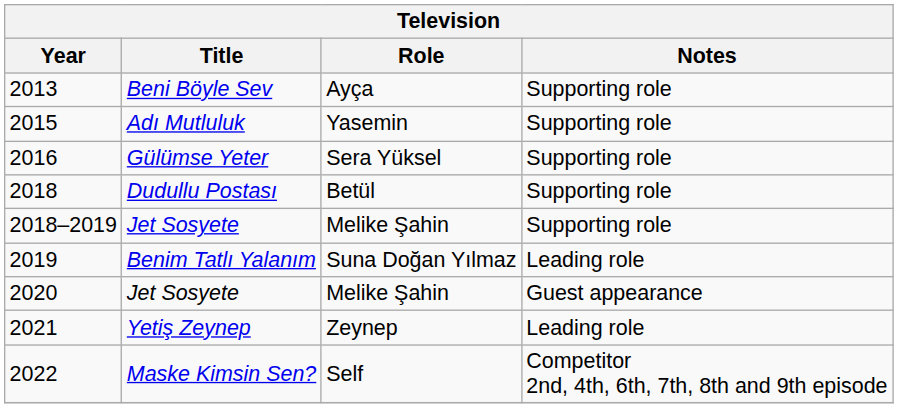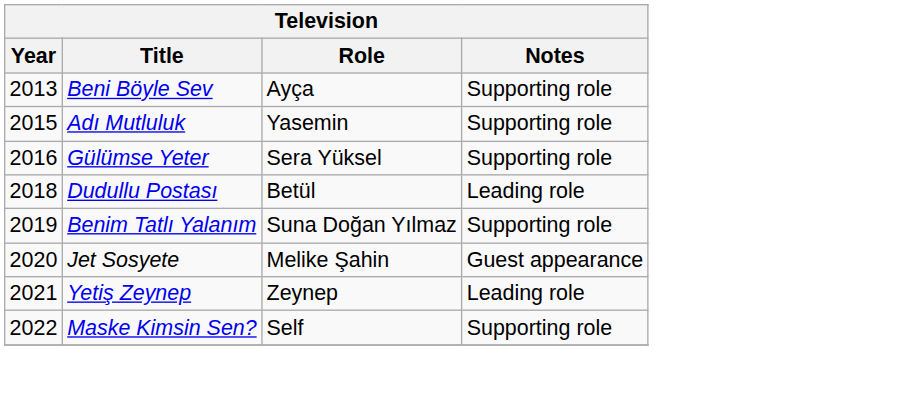(599, 191) Supporting role -> (526, 191) Leading role
- row: (63, 225)
(585, 259) Leading role -> (539, 225) Supporting role
(707, 373) Competitor 2nd, 4th, 6th, 7th, 8th and 9th episode -> (539, 327) Supporting role
